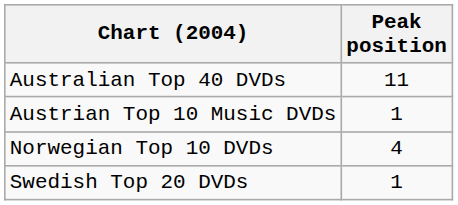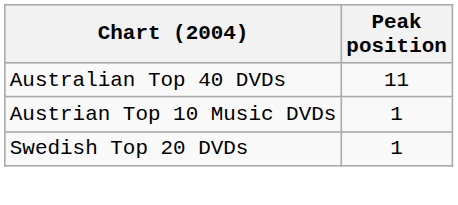- row: (142, 148)
